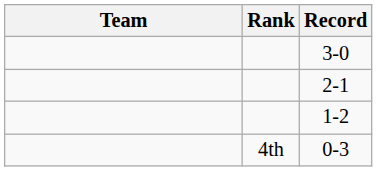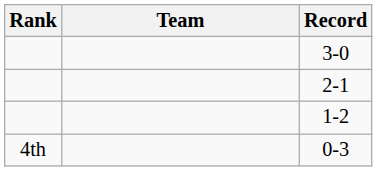columns swapped: (271, 20) <-> (124, 20)
